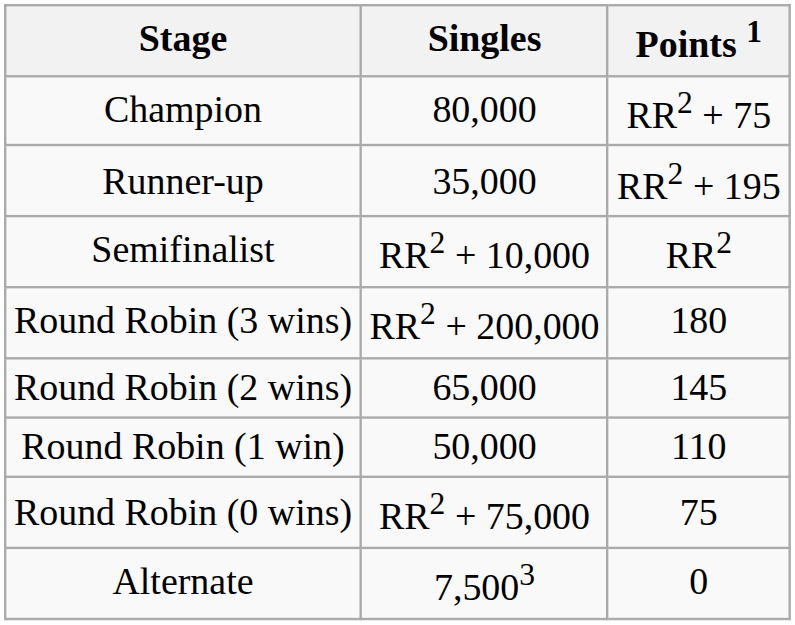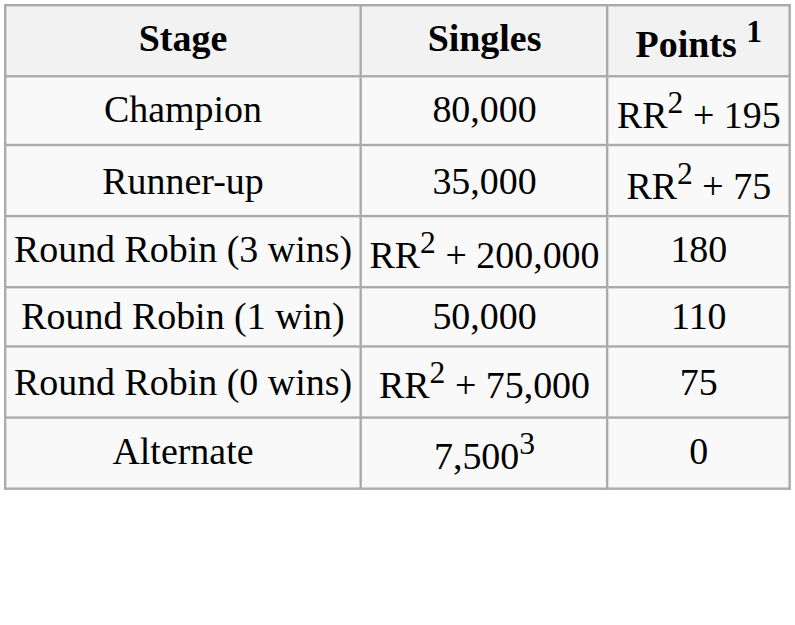(699, 110) RR2 + 75 -> (699, 110) RR2 + 195
(699, 180) RR2 + 195 -> (699, 180) RR2 + 75
- row: (183, 250)
- row: (183, 386)
